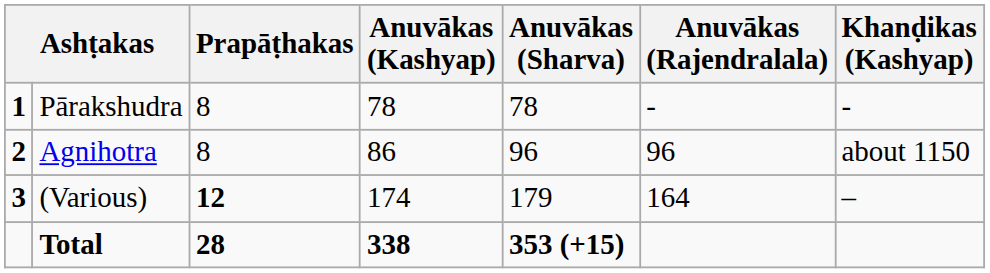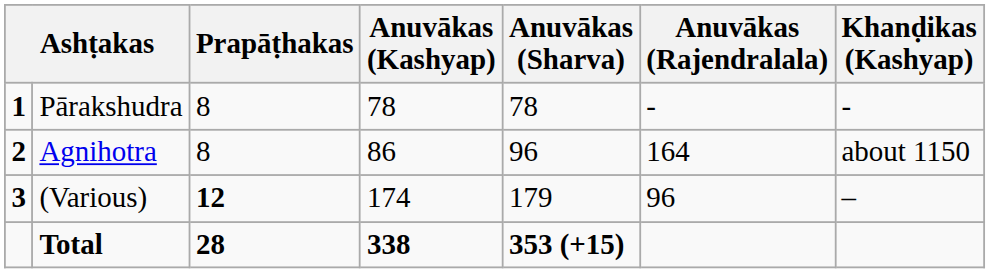(661, 151) 96 -> (668, 151) 164
(668, 197) 164 -> (661, 197) 96
